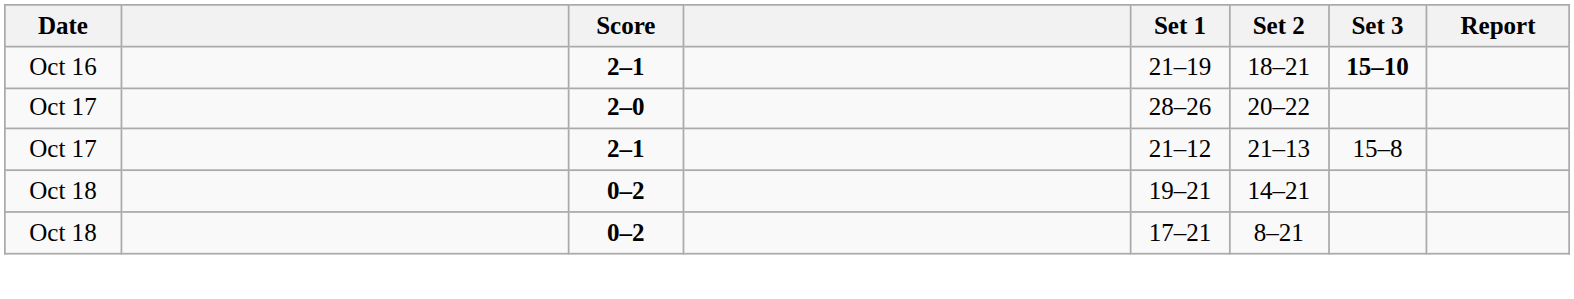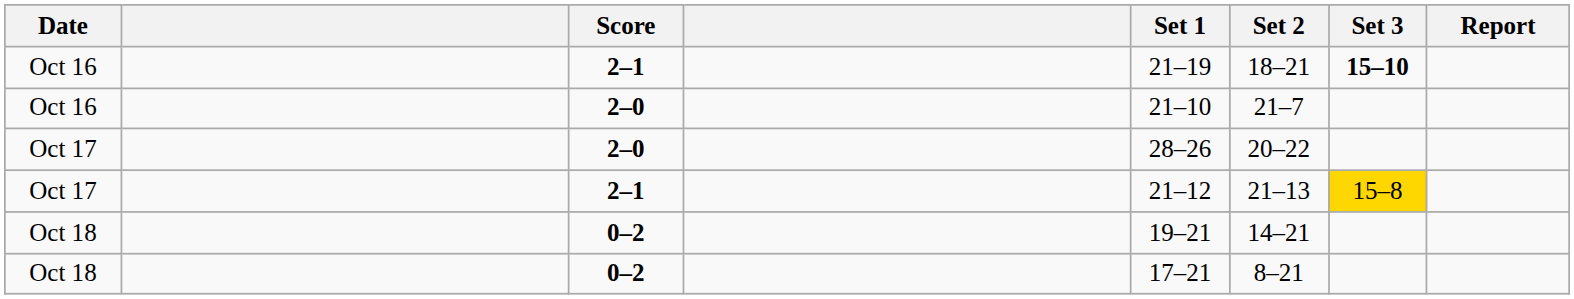+ row: (63, 108)
(1378, 149) no background -> (1378, 190) gold background
